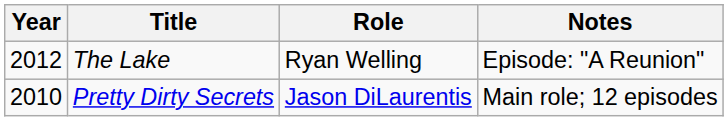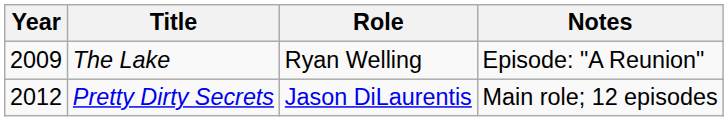(36, 60) 2012 -> (36, 60) 2009
(36, 97) 2010 -> (36, 97) 2012
